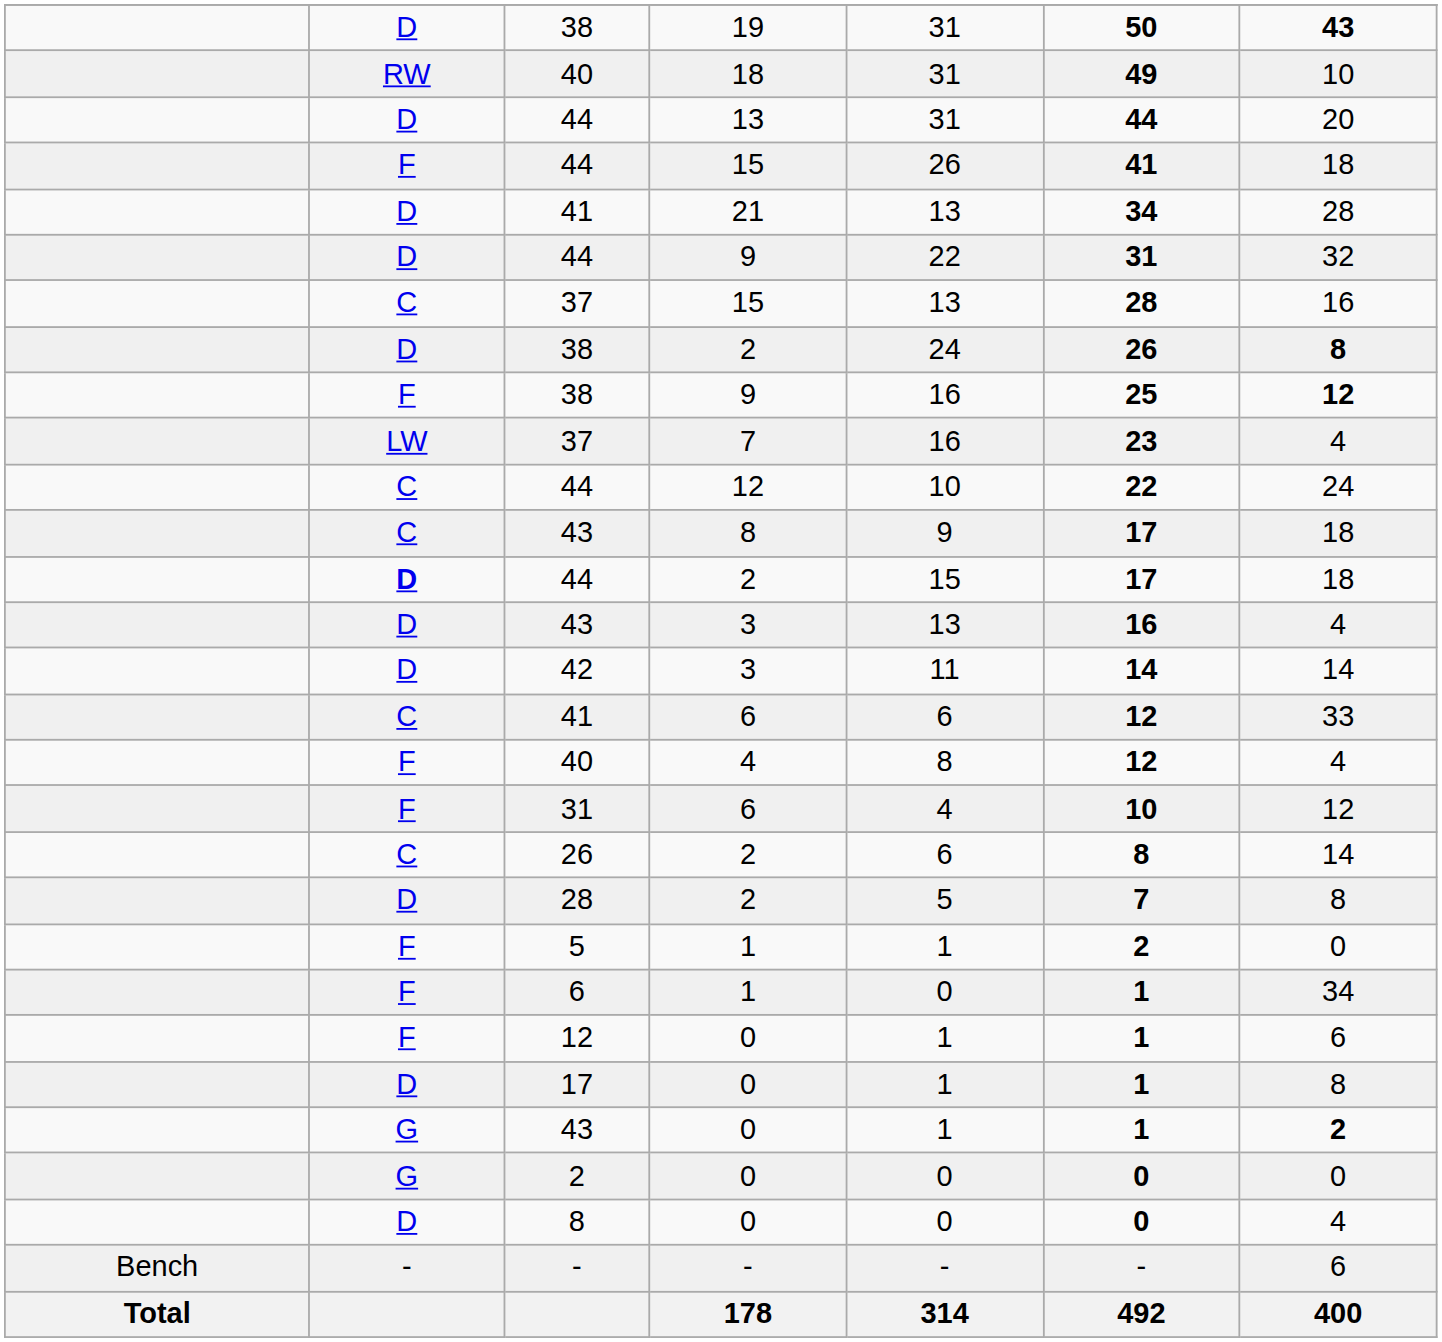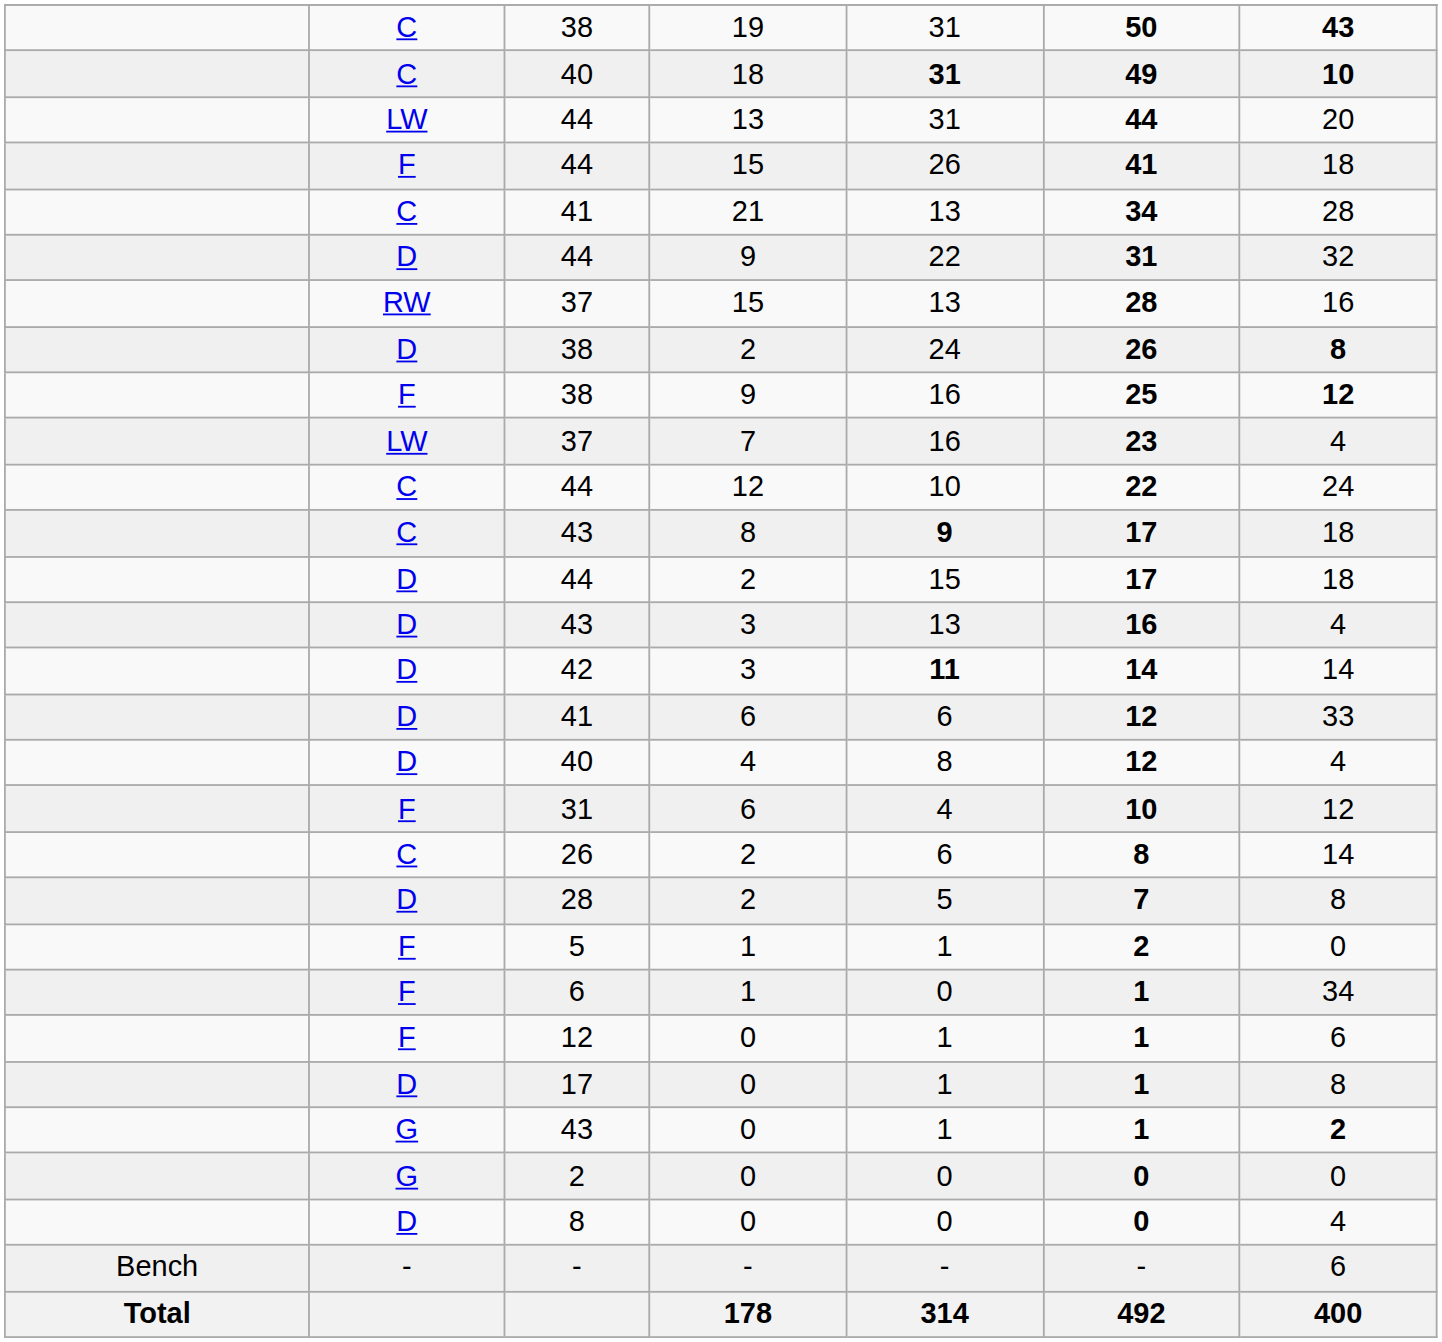(407, 27) D -> (407, 27) C
(407, 73) RW -> (407, 73) C
(945, 73) normal -> (945, 73) bold
(1338, 73) normal -> (1338, 73) bold
(407, 119) D -> (407, 119) LW
(407, 211) D -> (407, 211) C
(407, 303) C -> (407, 303) RW
(945, 532) normal -> (945, 532) bold
(407, 578) bold -> (407, 578) normal
(945, 670) normal -> (945, 670) bold
(407, 716) C -> (407, 716) D
(407, 762) F -> (407, 762) D
